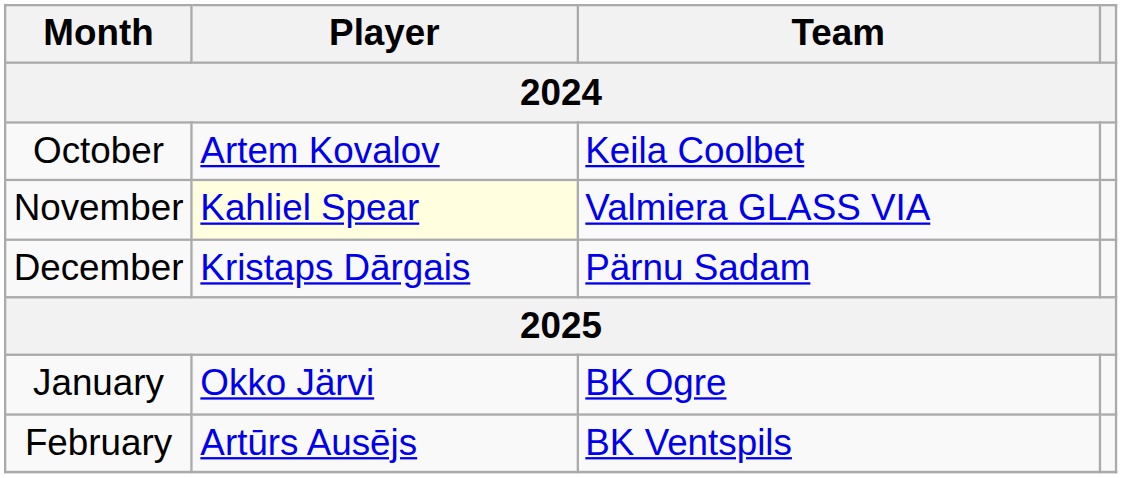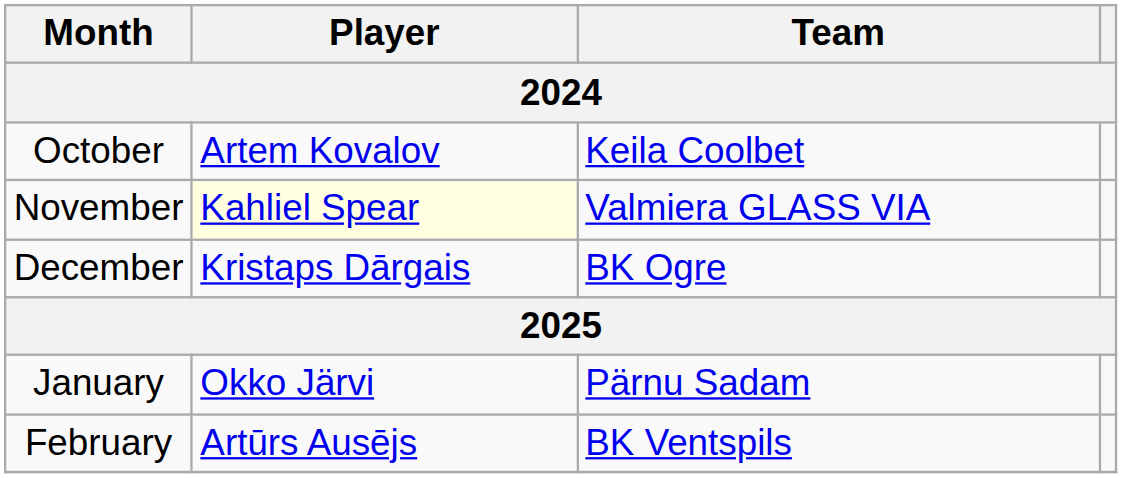(698, 267) Pärnu Sadam -> (656, 267) BK Ogre
(656, 383) BK Ogre -> (698, 383) Pärnu Sadam
